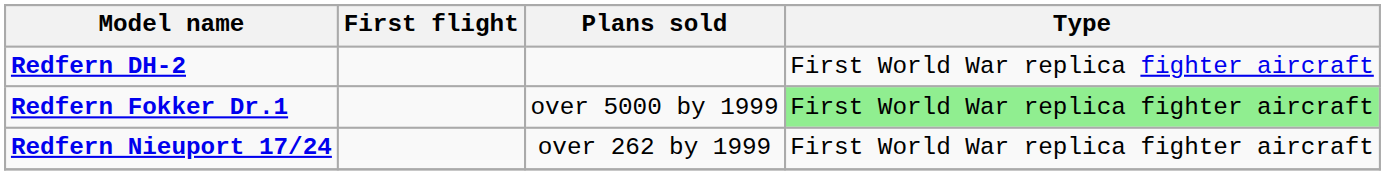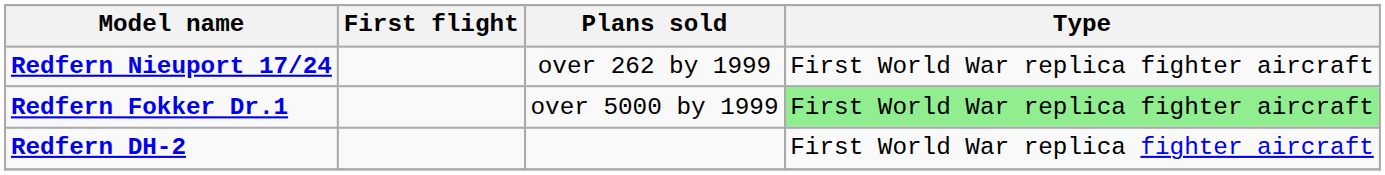rows swapped: (98, 66) <-> (171, 148)
